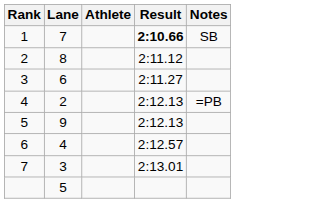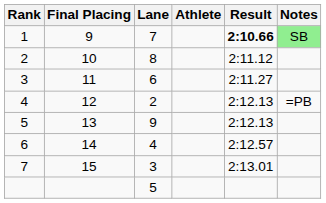+ column: (89, 15)
(209, 36) no background -> (299, 36) lightgreen background
